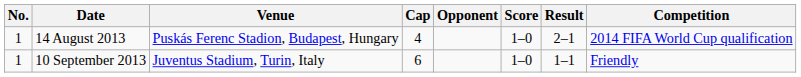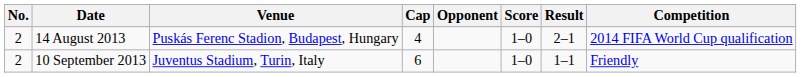(18, 38) 1 -> (18, 38) 2
(18, 60) 1 -> (18, 60) 2
